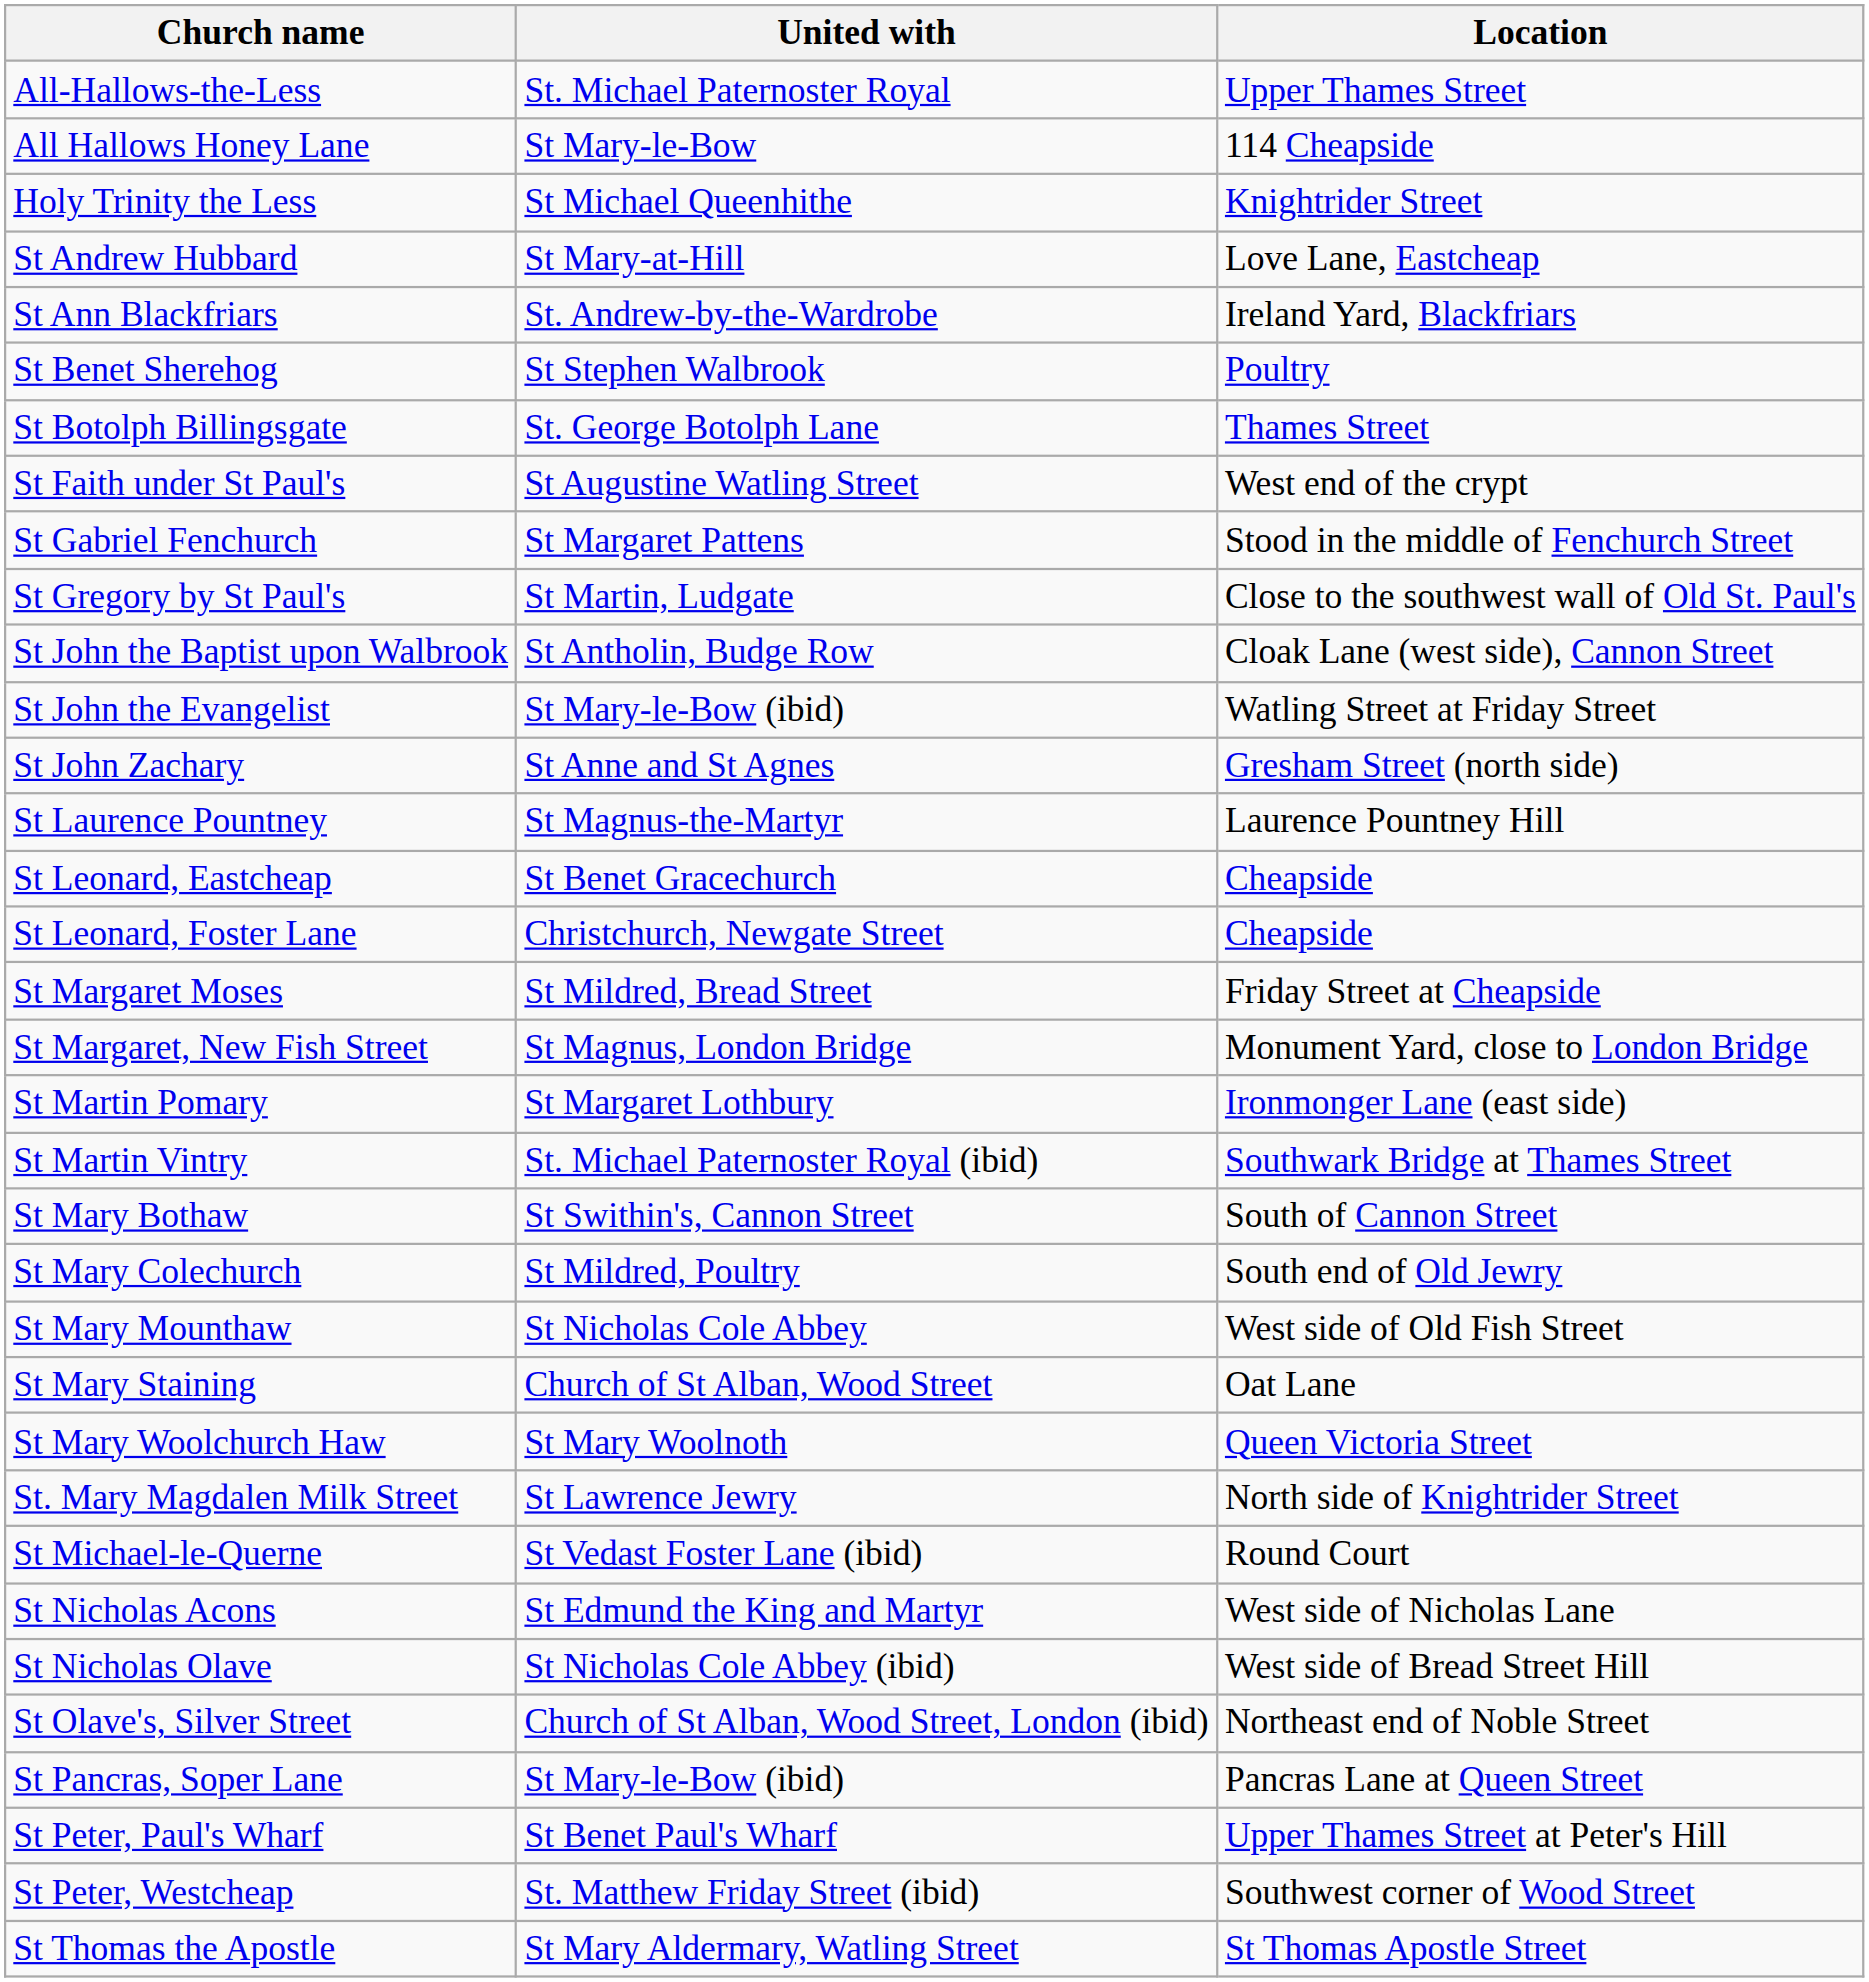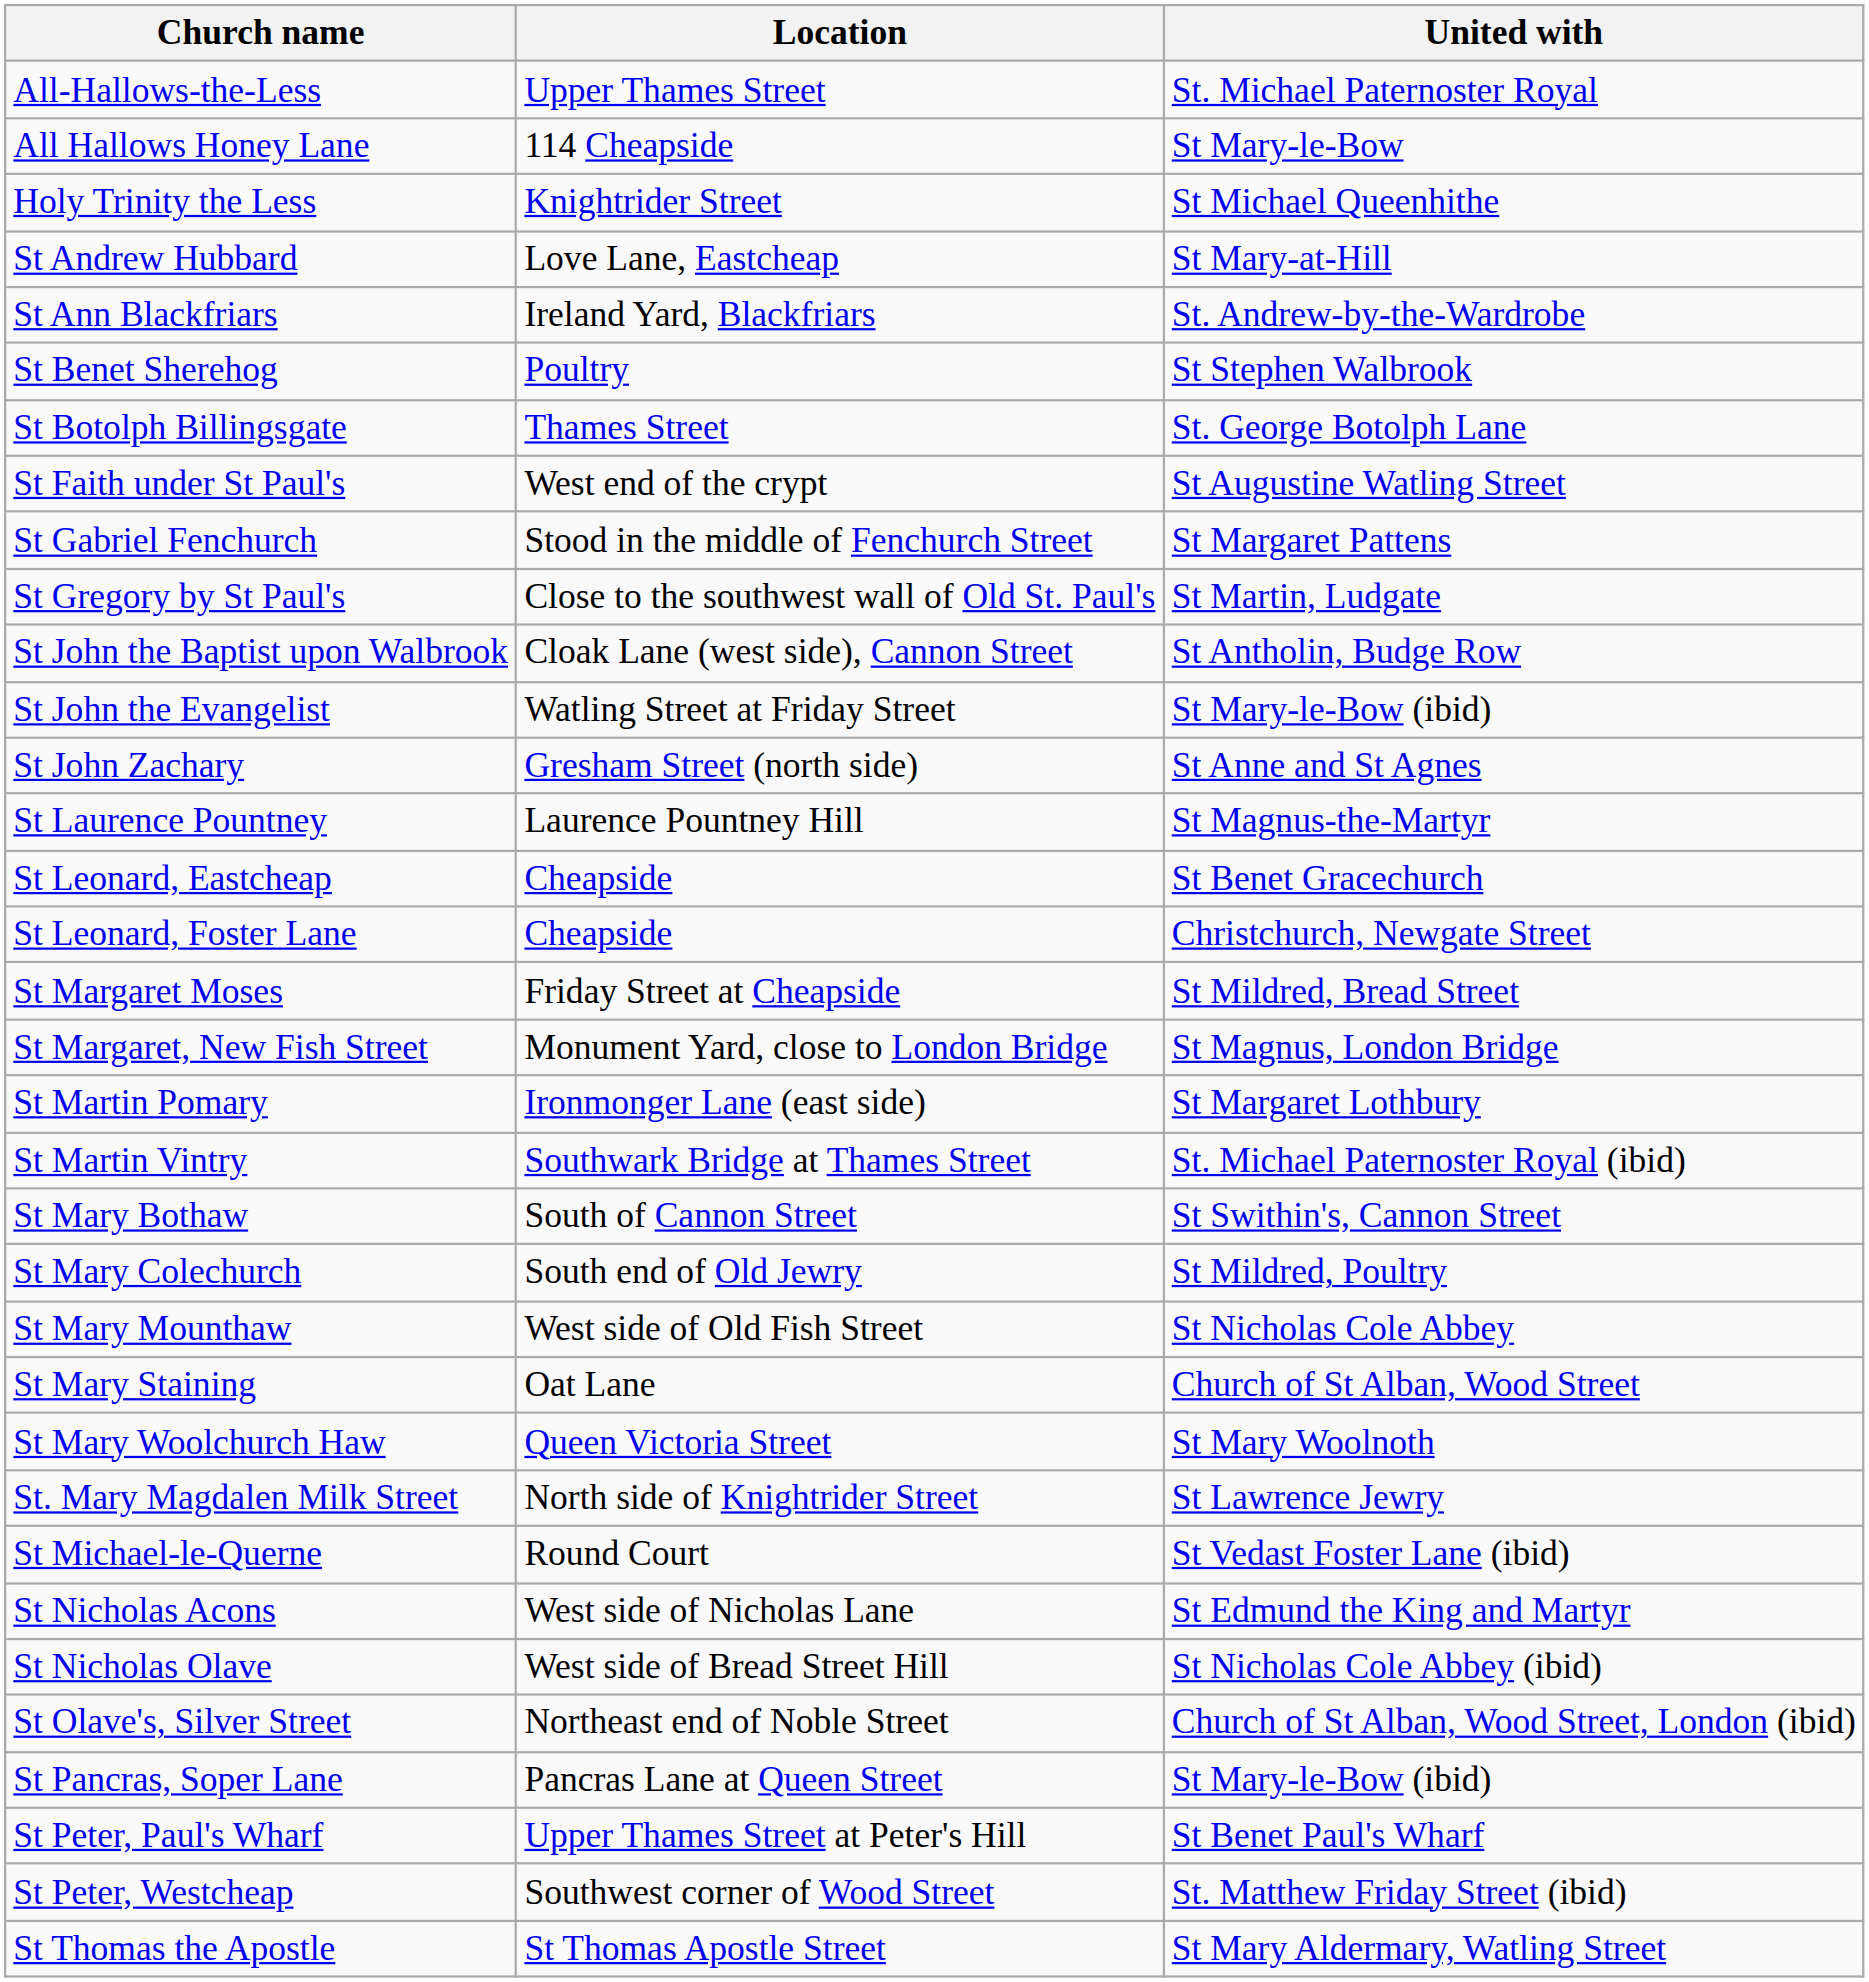columns swapped: (1540, 32) <-> (866, 32)
